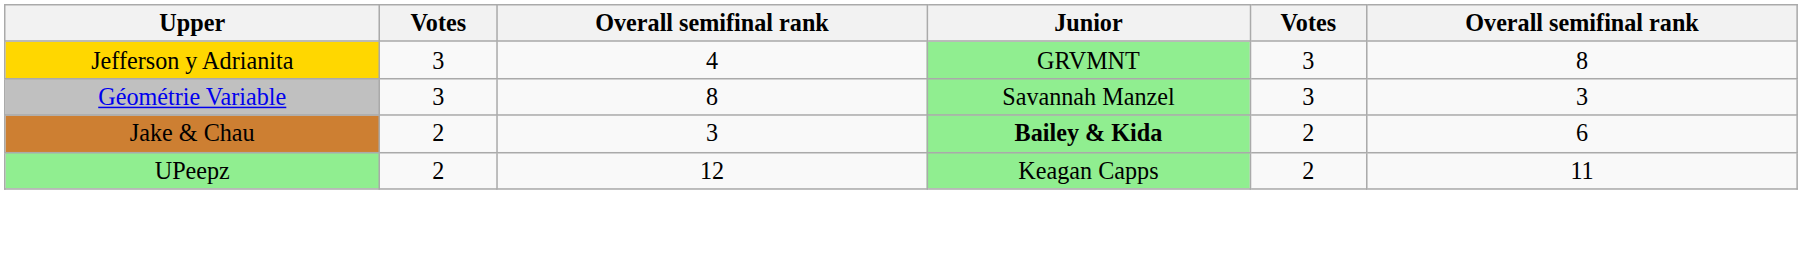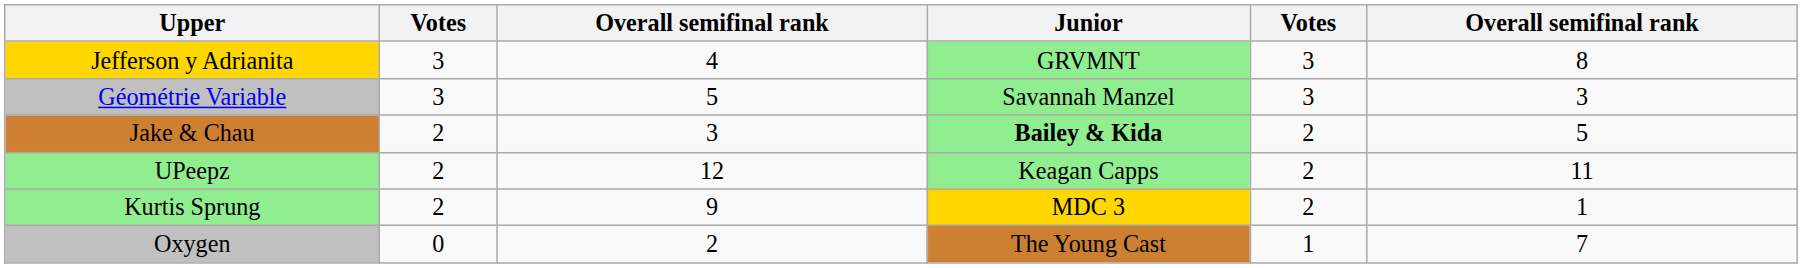(712, 97) 8 -> (712, 97) 5
(1582, 134) 6 -> (1582, 134) 5
+ row: (192, 207)
+ row: (192, 244)
